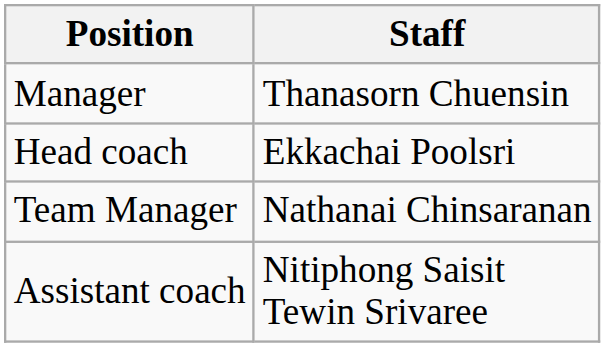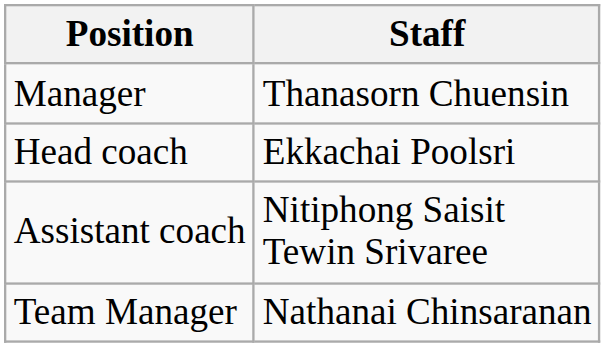rows swapped: (130, 290) <-> (125, 210)
